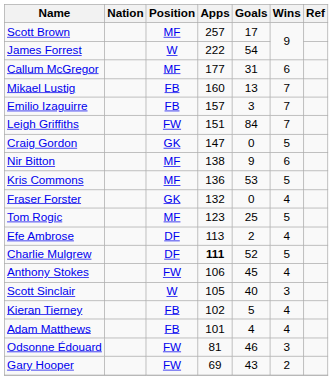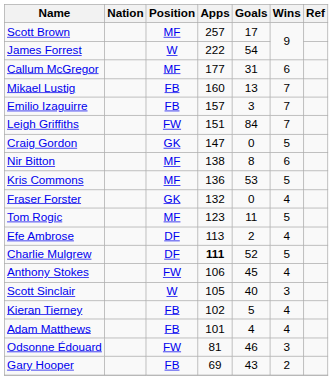(251, 161) 9 -> (251, 161) 8
(251, 217) 25 -> (251, 217) 11
(172, 365) FW -> (172, 365) FB
